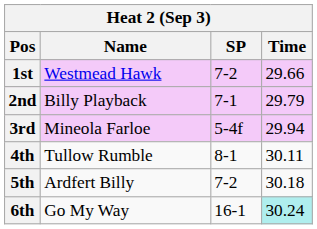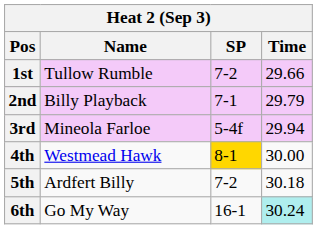(103, 73) Westmead Hawk -> (99, 73) Tullow Rumble
(99, 155) Tullow Rumble -> (103, 155) Westmead Hawk
(226, 155) no background -> (226, 155) gold background
(285, 155) 30.11 -> (285, 155) 30.00
